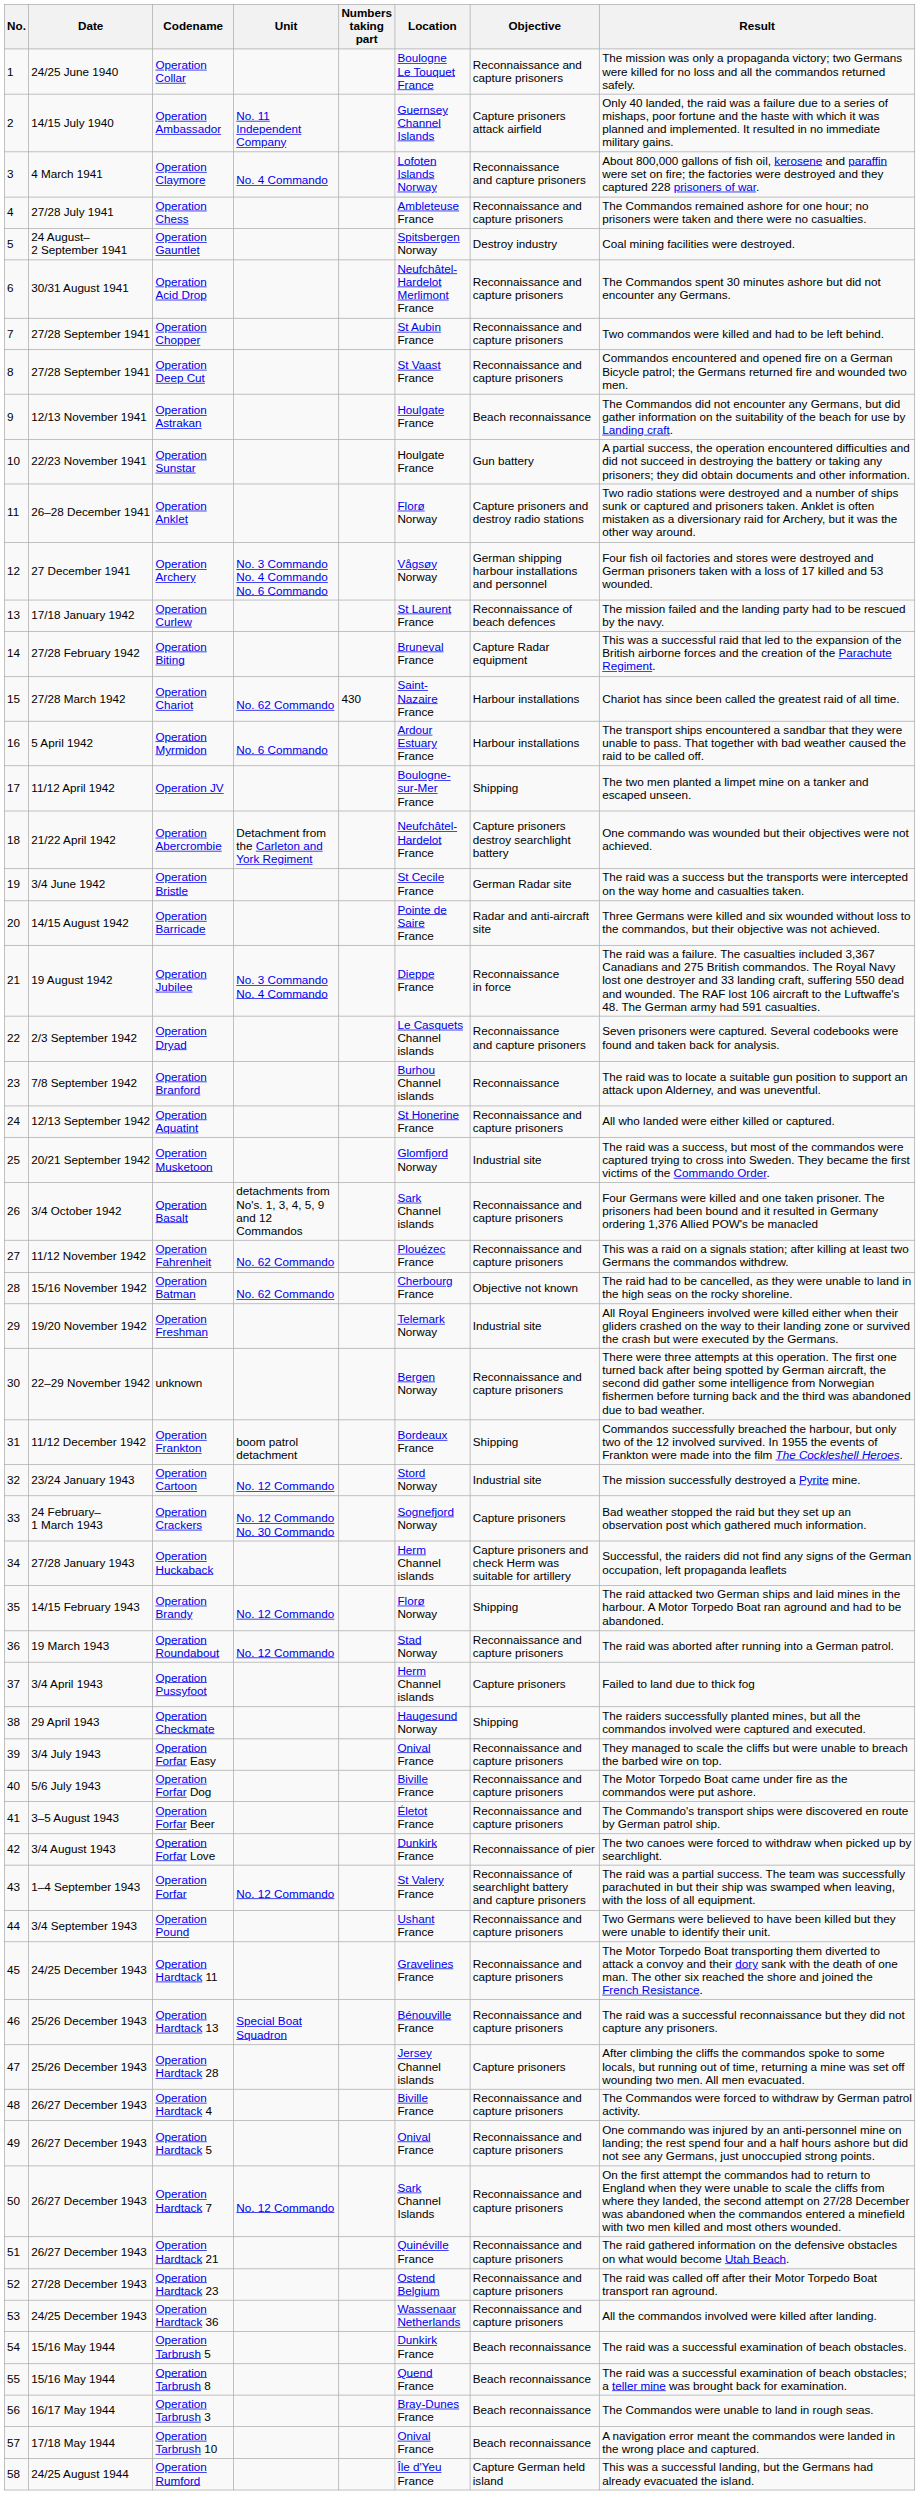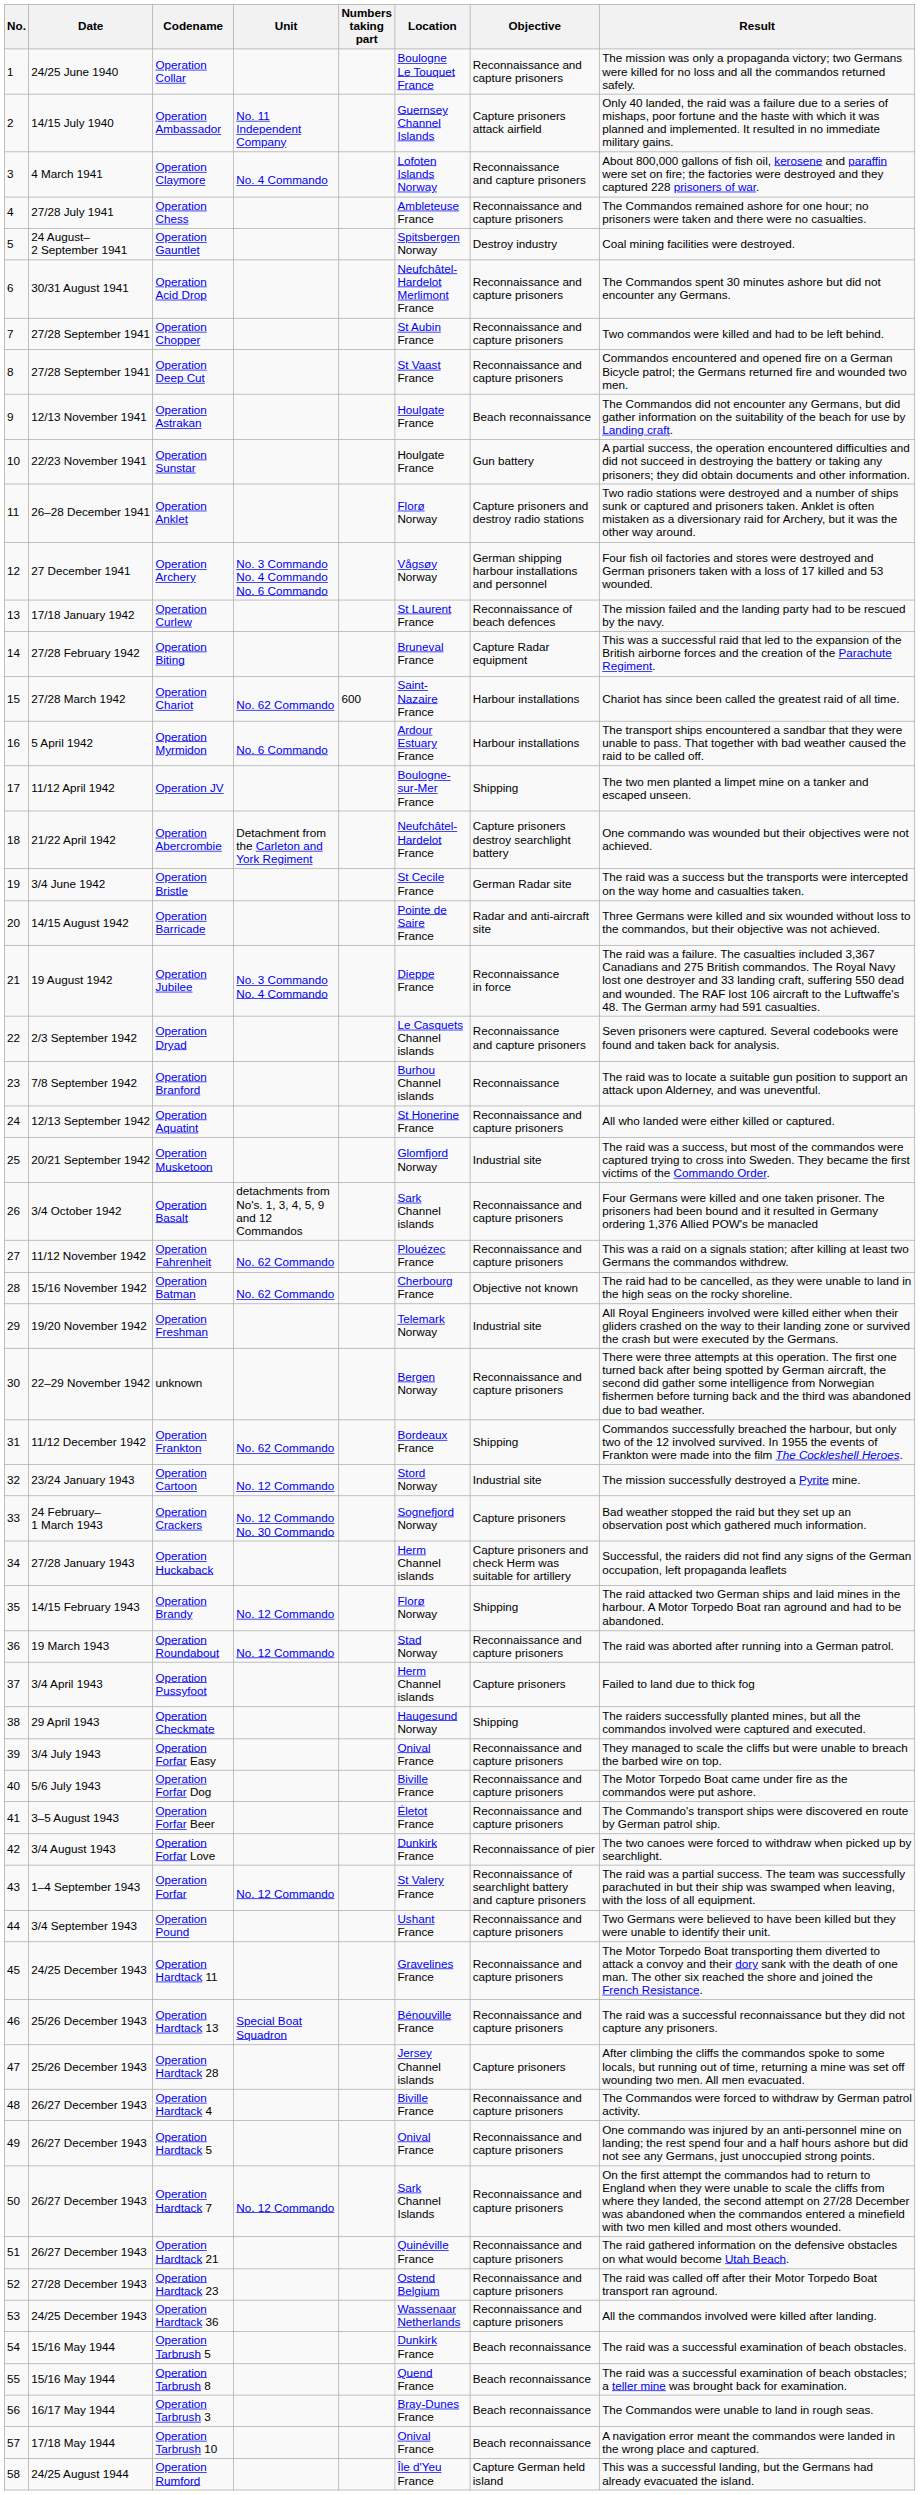(351, 698) 430 -> (351, 698) 600
(267, 1448) boom patrol detachment -> (285, 1448) No. 62 Commando
